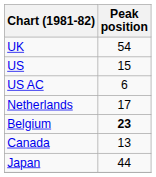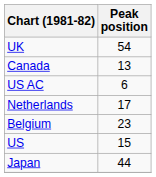rows swapped: (16, 66) <-> (28, 143)
(124, 124) bold -> (124, 124) normal
